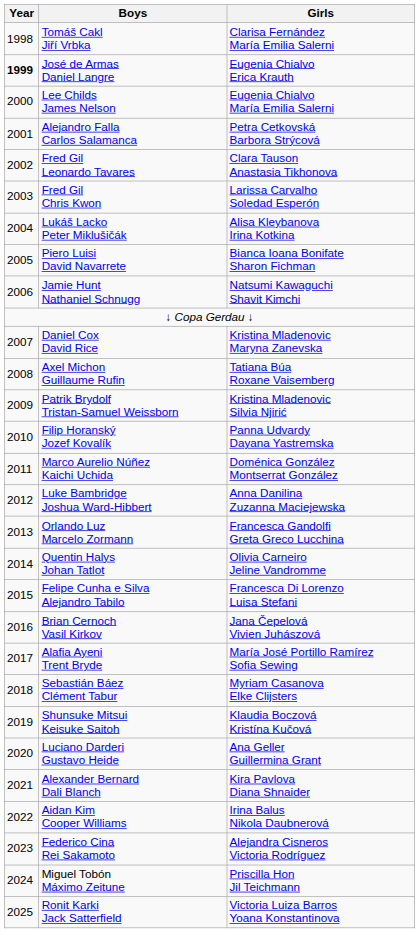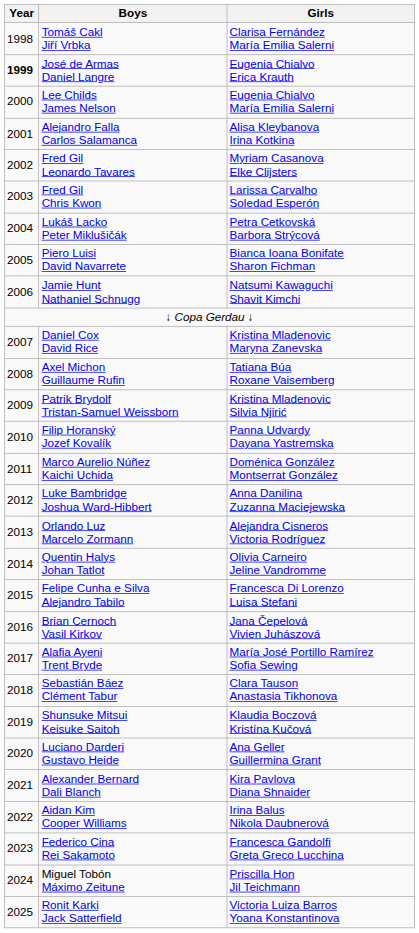(275, 133) Petra Cetkovská Barbora Strýcová -> (274, 133) Alisa Kleybanova Irina Kotkina
(283, 165) Clara Tauson Anastasia Tikhonova -> (277, 165) Myriam Casanova Elke Clijsters
(274, 228) Alisa Kleybanova Irina Kotkina -> (275, 228) Petra Cetkovská Barbora Strýcová
(287, 532) Francesca Gandolfi Greta Greco Lucchina -> (279, 532) Alejandra Cisneros Victoria Rodríguez
(277, 690) Myriam Casanova Elke Clijsters -> (283, 690) Clara Tauson Anastasia Tikhonova
(279, 848) Alejandra Cisneros Victoria Rodríguez -> (287, 848) Francesca Gandolfi Greta Greco Lucchina
